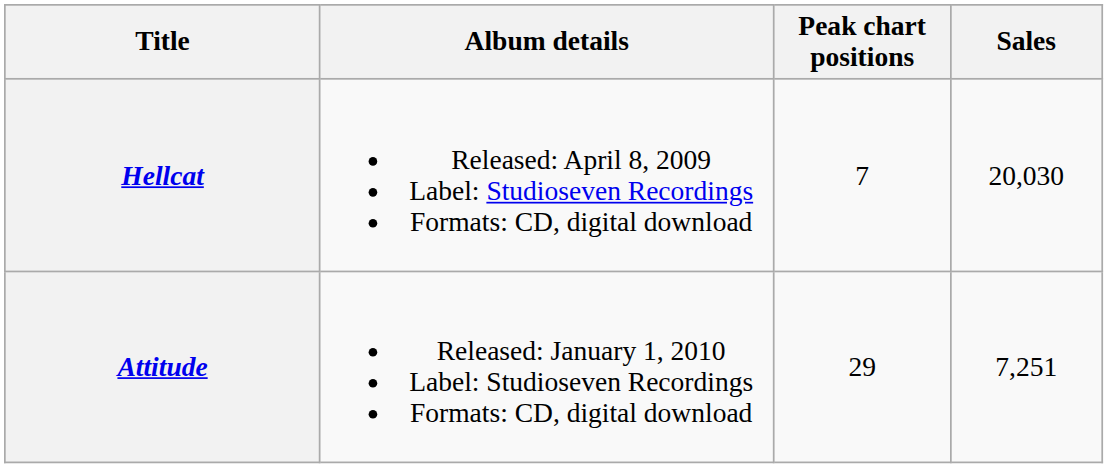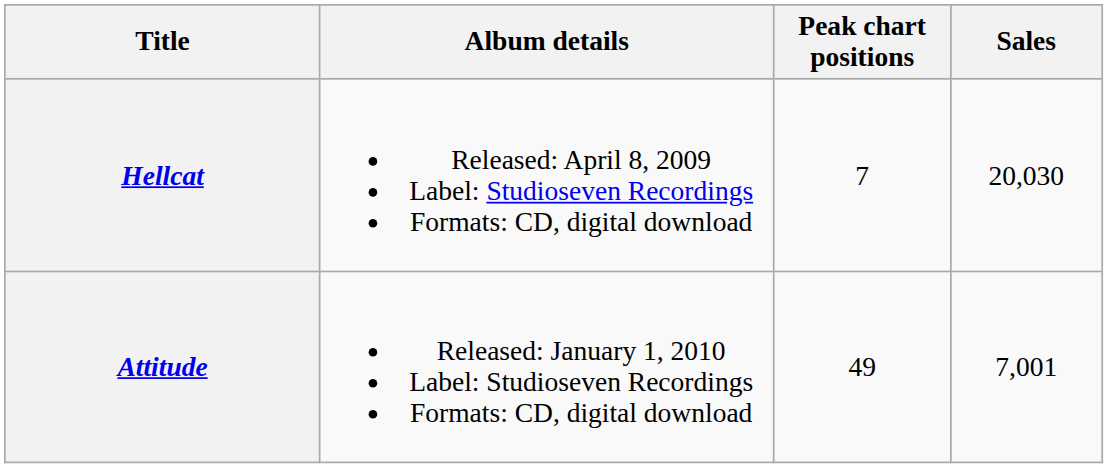(862, 366) 29 -> (862, 366) 49
(1026, 366) 7,251 -> (1026, 366) 7,001
